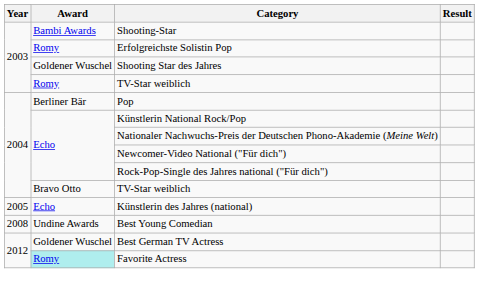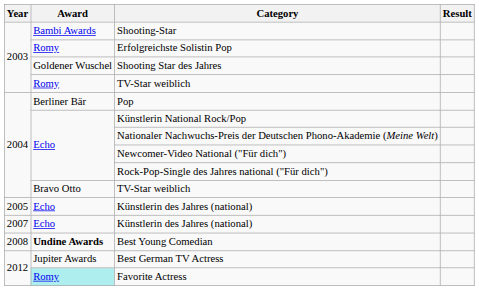+ row: (18, 224)
(66, 224) normal -> (68, 242) bold
(73, 242) Goldener Wuschel -> (65, 259) Jupiter Awards
